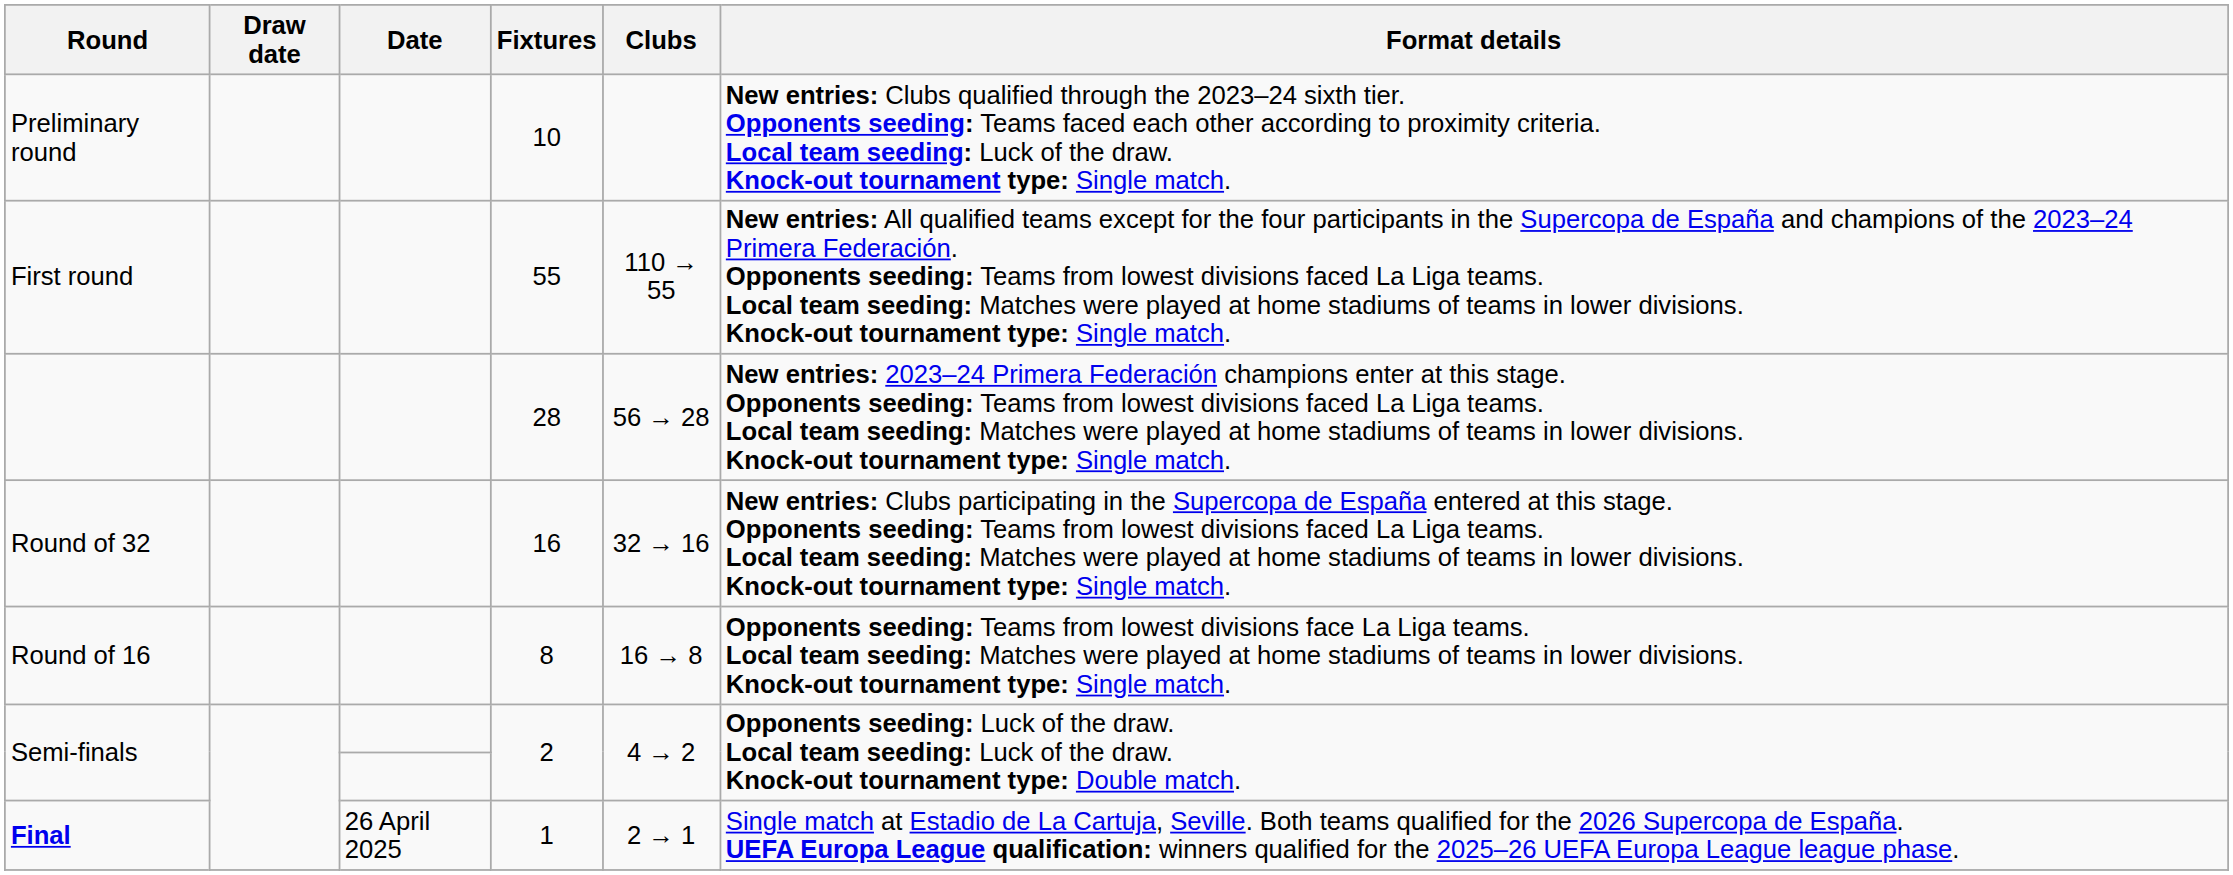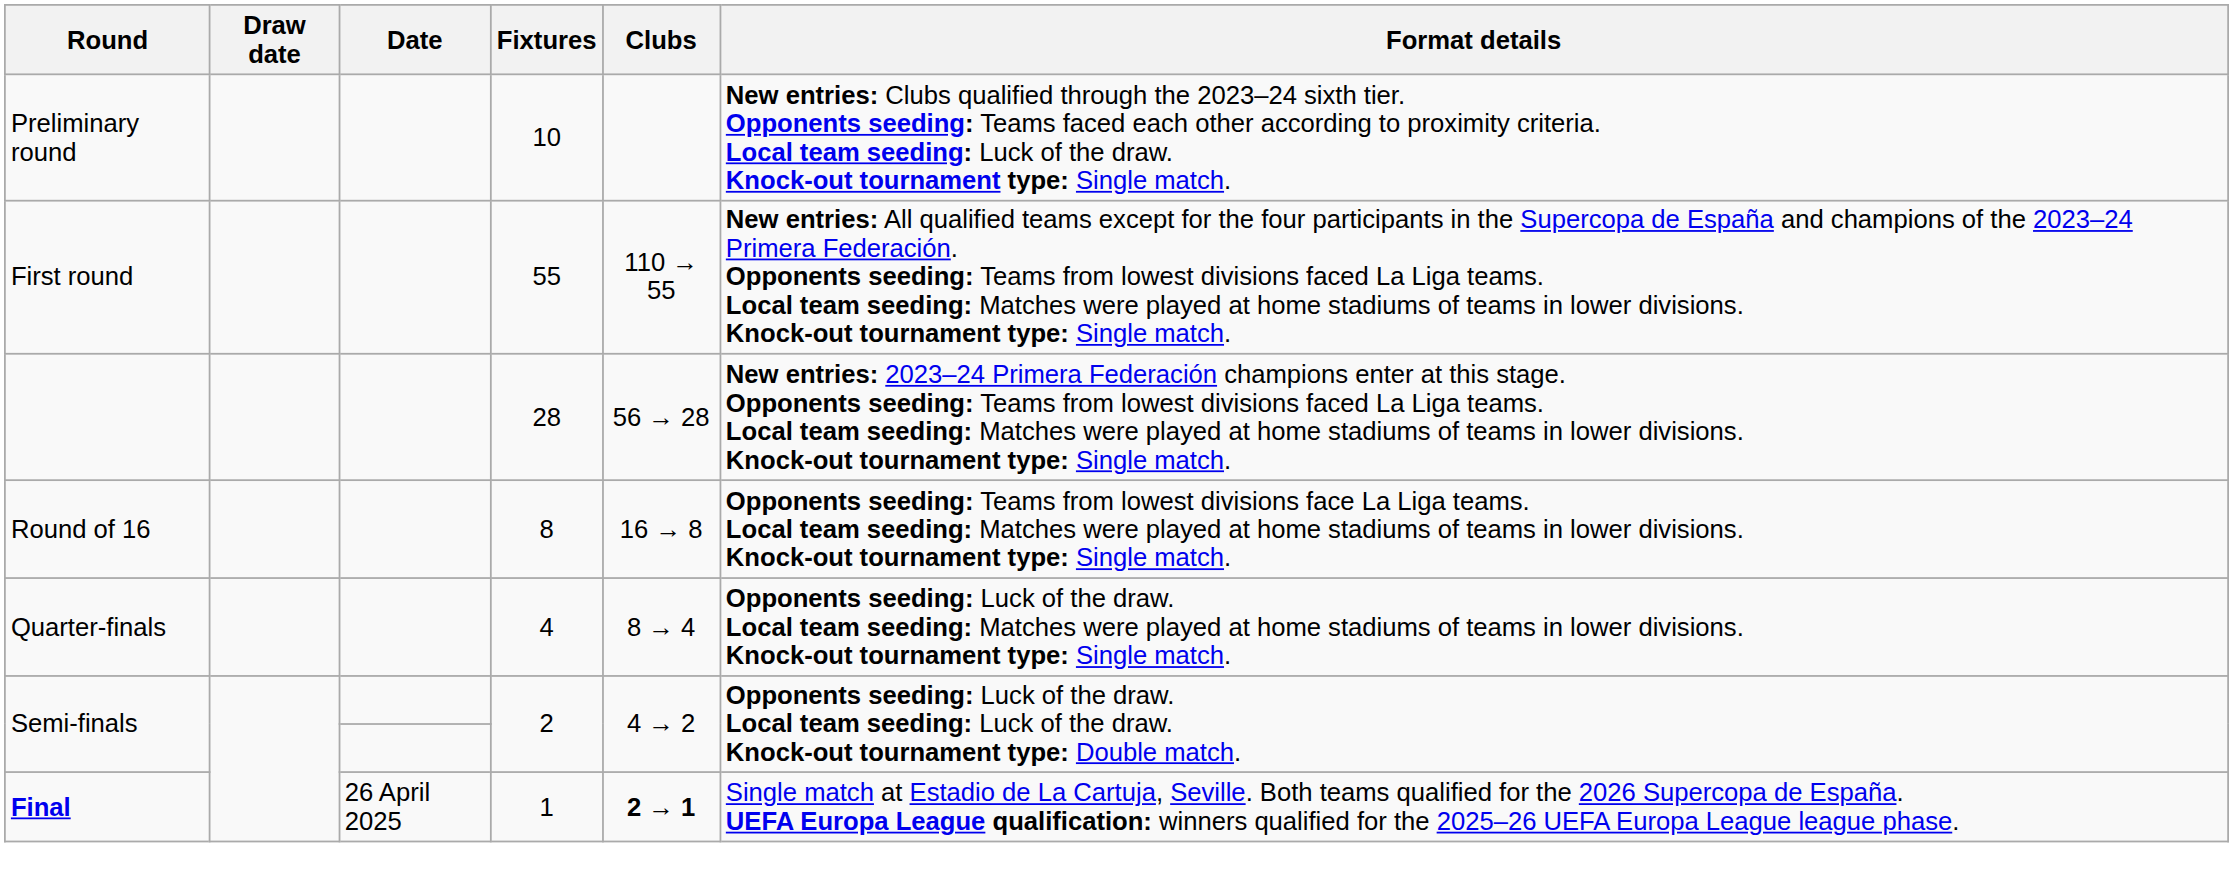- row: (81, 544)
+ row: (88, 627)
(661, 836) normal -> (661, 807) bold
